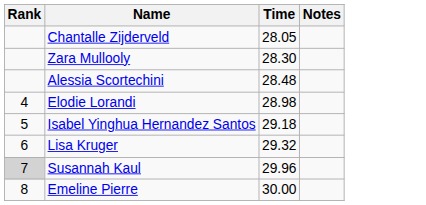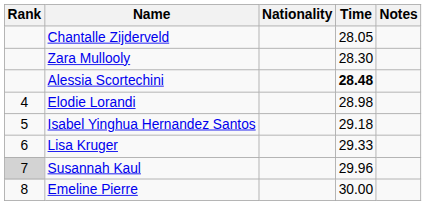+ column: (297, 15)
(279, 80) normal -> (356, 80) bold
(279, 146) 29.32 -> (356, 146) 29.33
